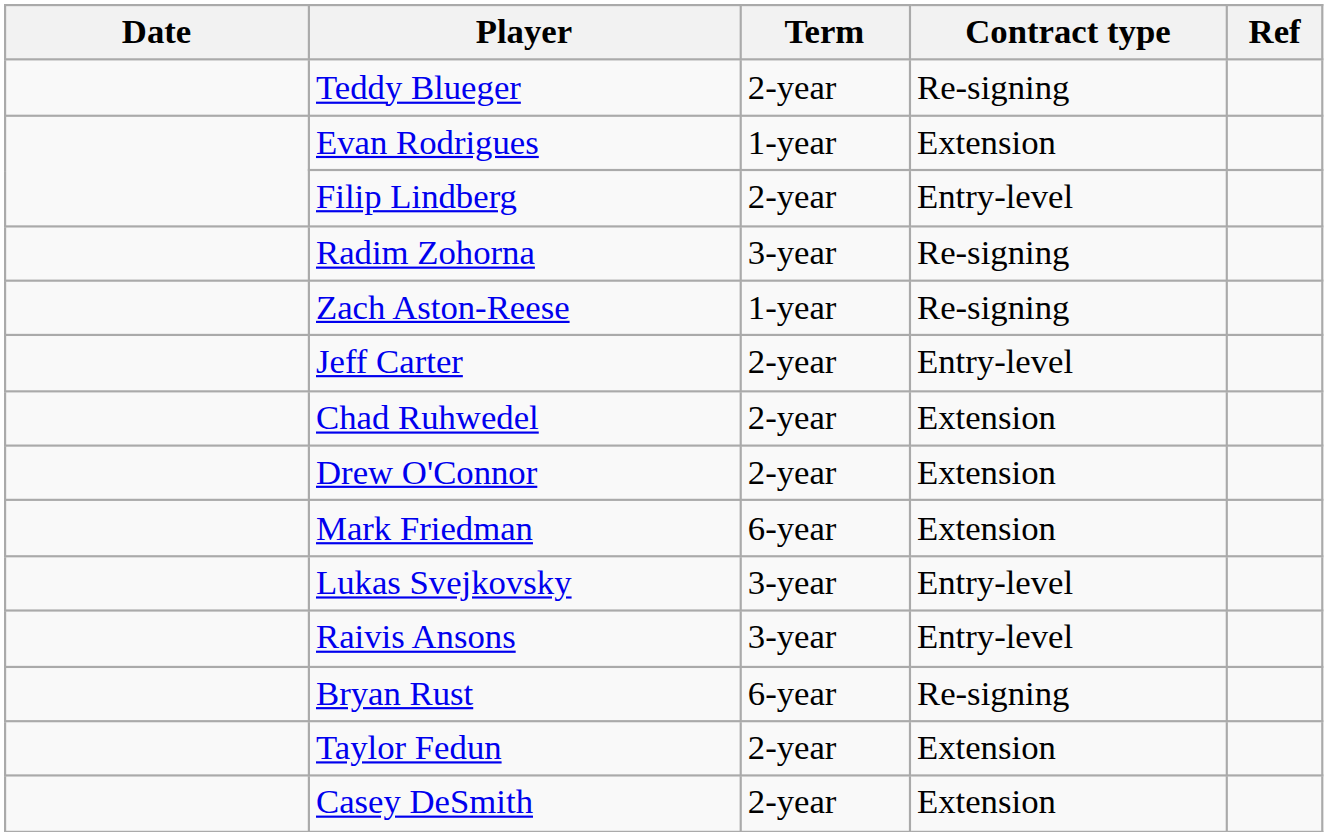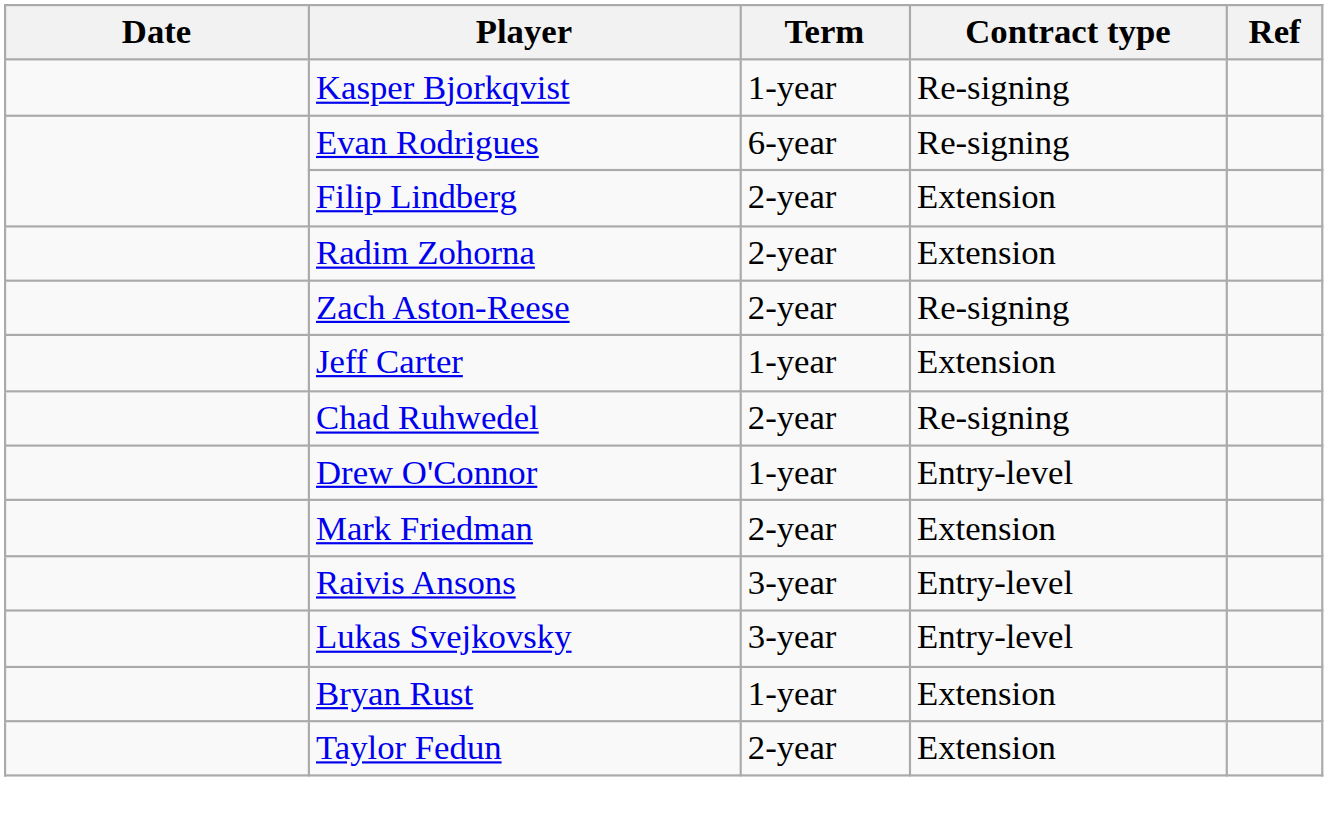- row: (418, 87)
+ row: (443, 87)
(792, 142) 1-year -> (792, 142) 6-year
(986, 142) Extension -> (993, 142) Re-signing
(995, 197) Entry-level -> (986, 197) Extension
(792, 252) 3-year -> (792, 252) 2-year
(993, 252) Re-signing -> (986, 252) Extension
(792, 307) 1-year -> (792, 307) 2-year
(792, 362) 2-year -> (792, 362) 1-year
(995, 362) Entry-level -> (986, 362) Extension
(986, 417) Extension -> (993, 417) Re-signing
(792, 472) 2-year -> (792, 472) 1-year
(986, 472) Extension -> (995, 472) Entry-level
(792, 527) 6-year -> (792, 527) 2-year
rows swapped: (444, 582) <-> (416, 637)
(792, 692) 6-year -> (792, 692) 1-year
(993, 692) Re-signing -> (986, 692) Extension
- row: (425, 802)
